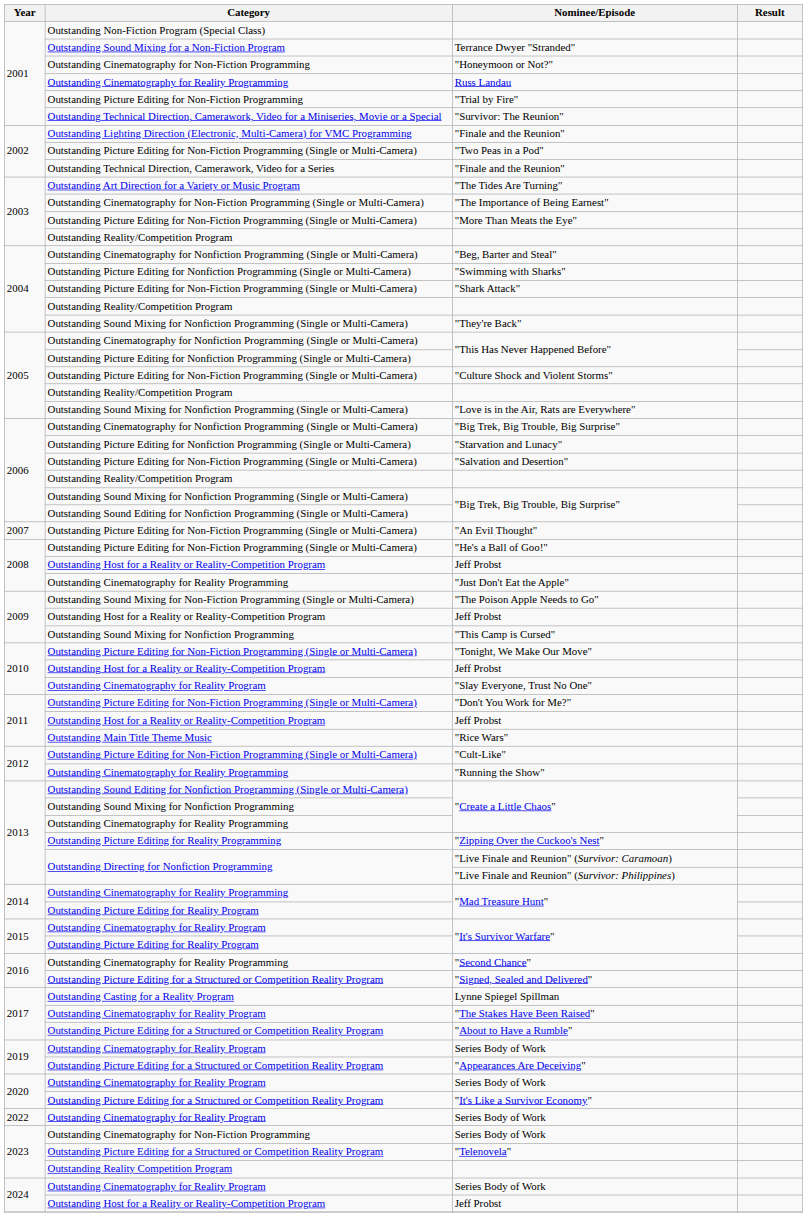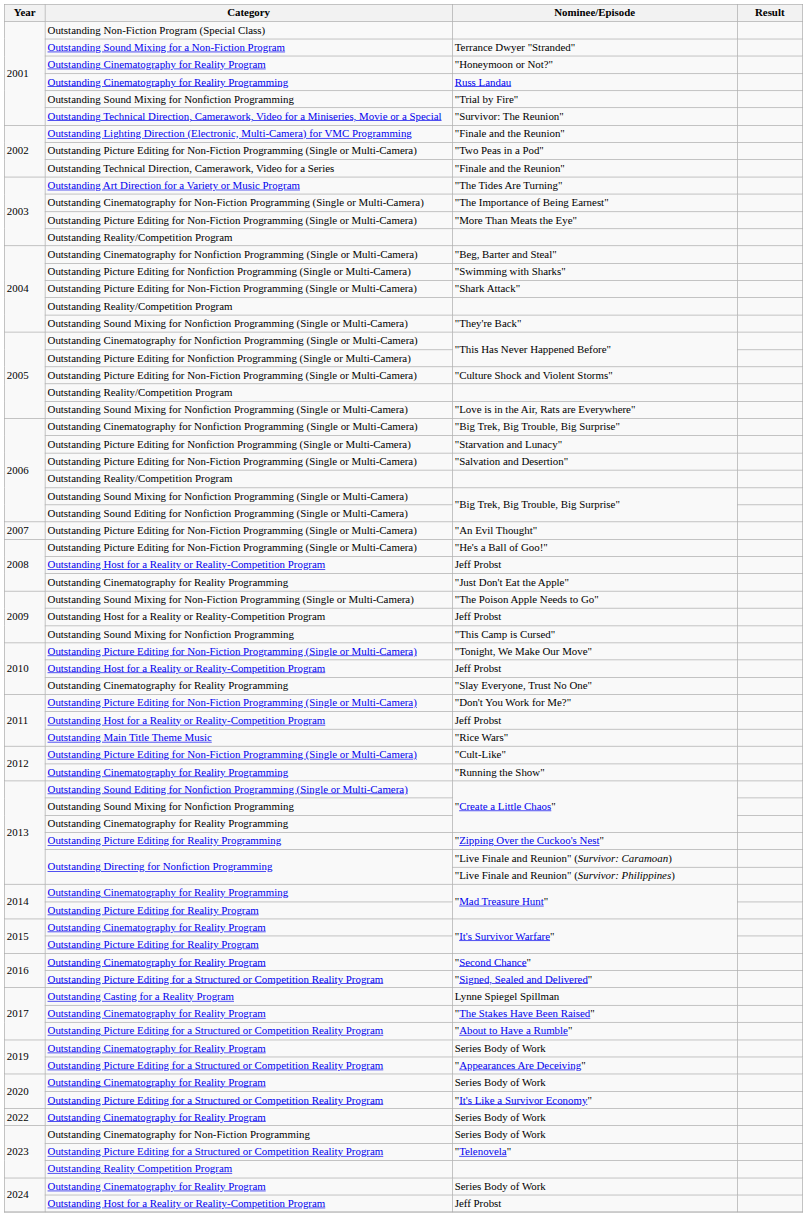(179, 64) Outstanding Cinematography for Non-Fiction Programming -> (157, 64) Outstanding Cinematography for Reality Program
(175, 99) Outstanding Picture Editing for Non-Fiction Programming -> (171, 99) Outstanding Sound Mixing for Nonfiction Programming
(157, 686) Outstanding Cinematography for Reality Program -> (168, 686) Outstanding Cinematography for Reality Programming
(168, 962) Outstanding Cinematography for Reality Programming -> (157, 962) Outstanding Cinematography for Reality Program
